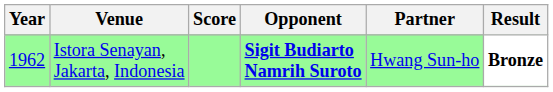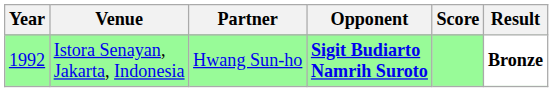columns swapped: (425, 19) <-> (215, 19)
(27, 60) 1962 -> (27, 60) 1992
